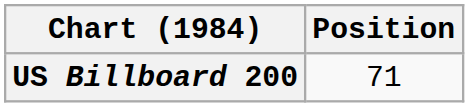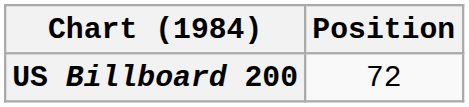(384, 78) 71 -> (384, 78) 72
